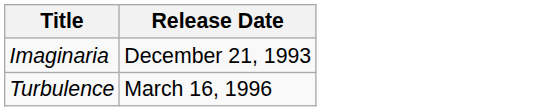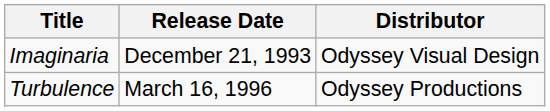+ column: (430, 21)
